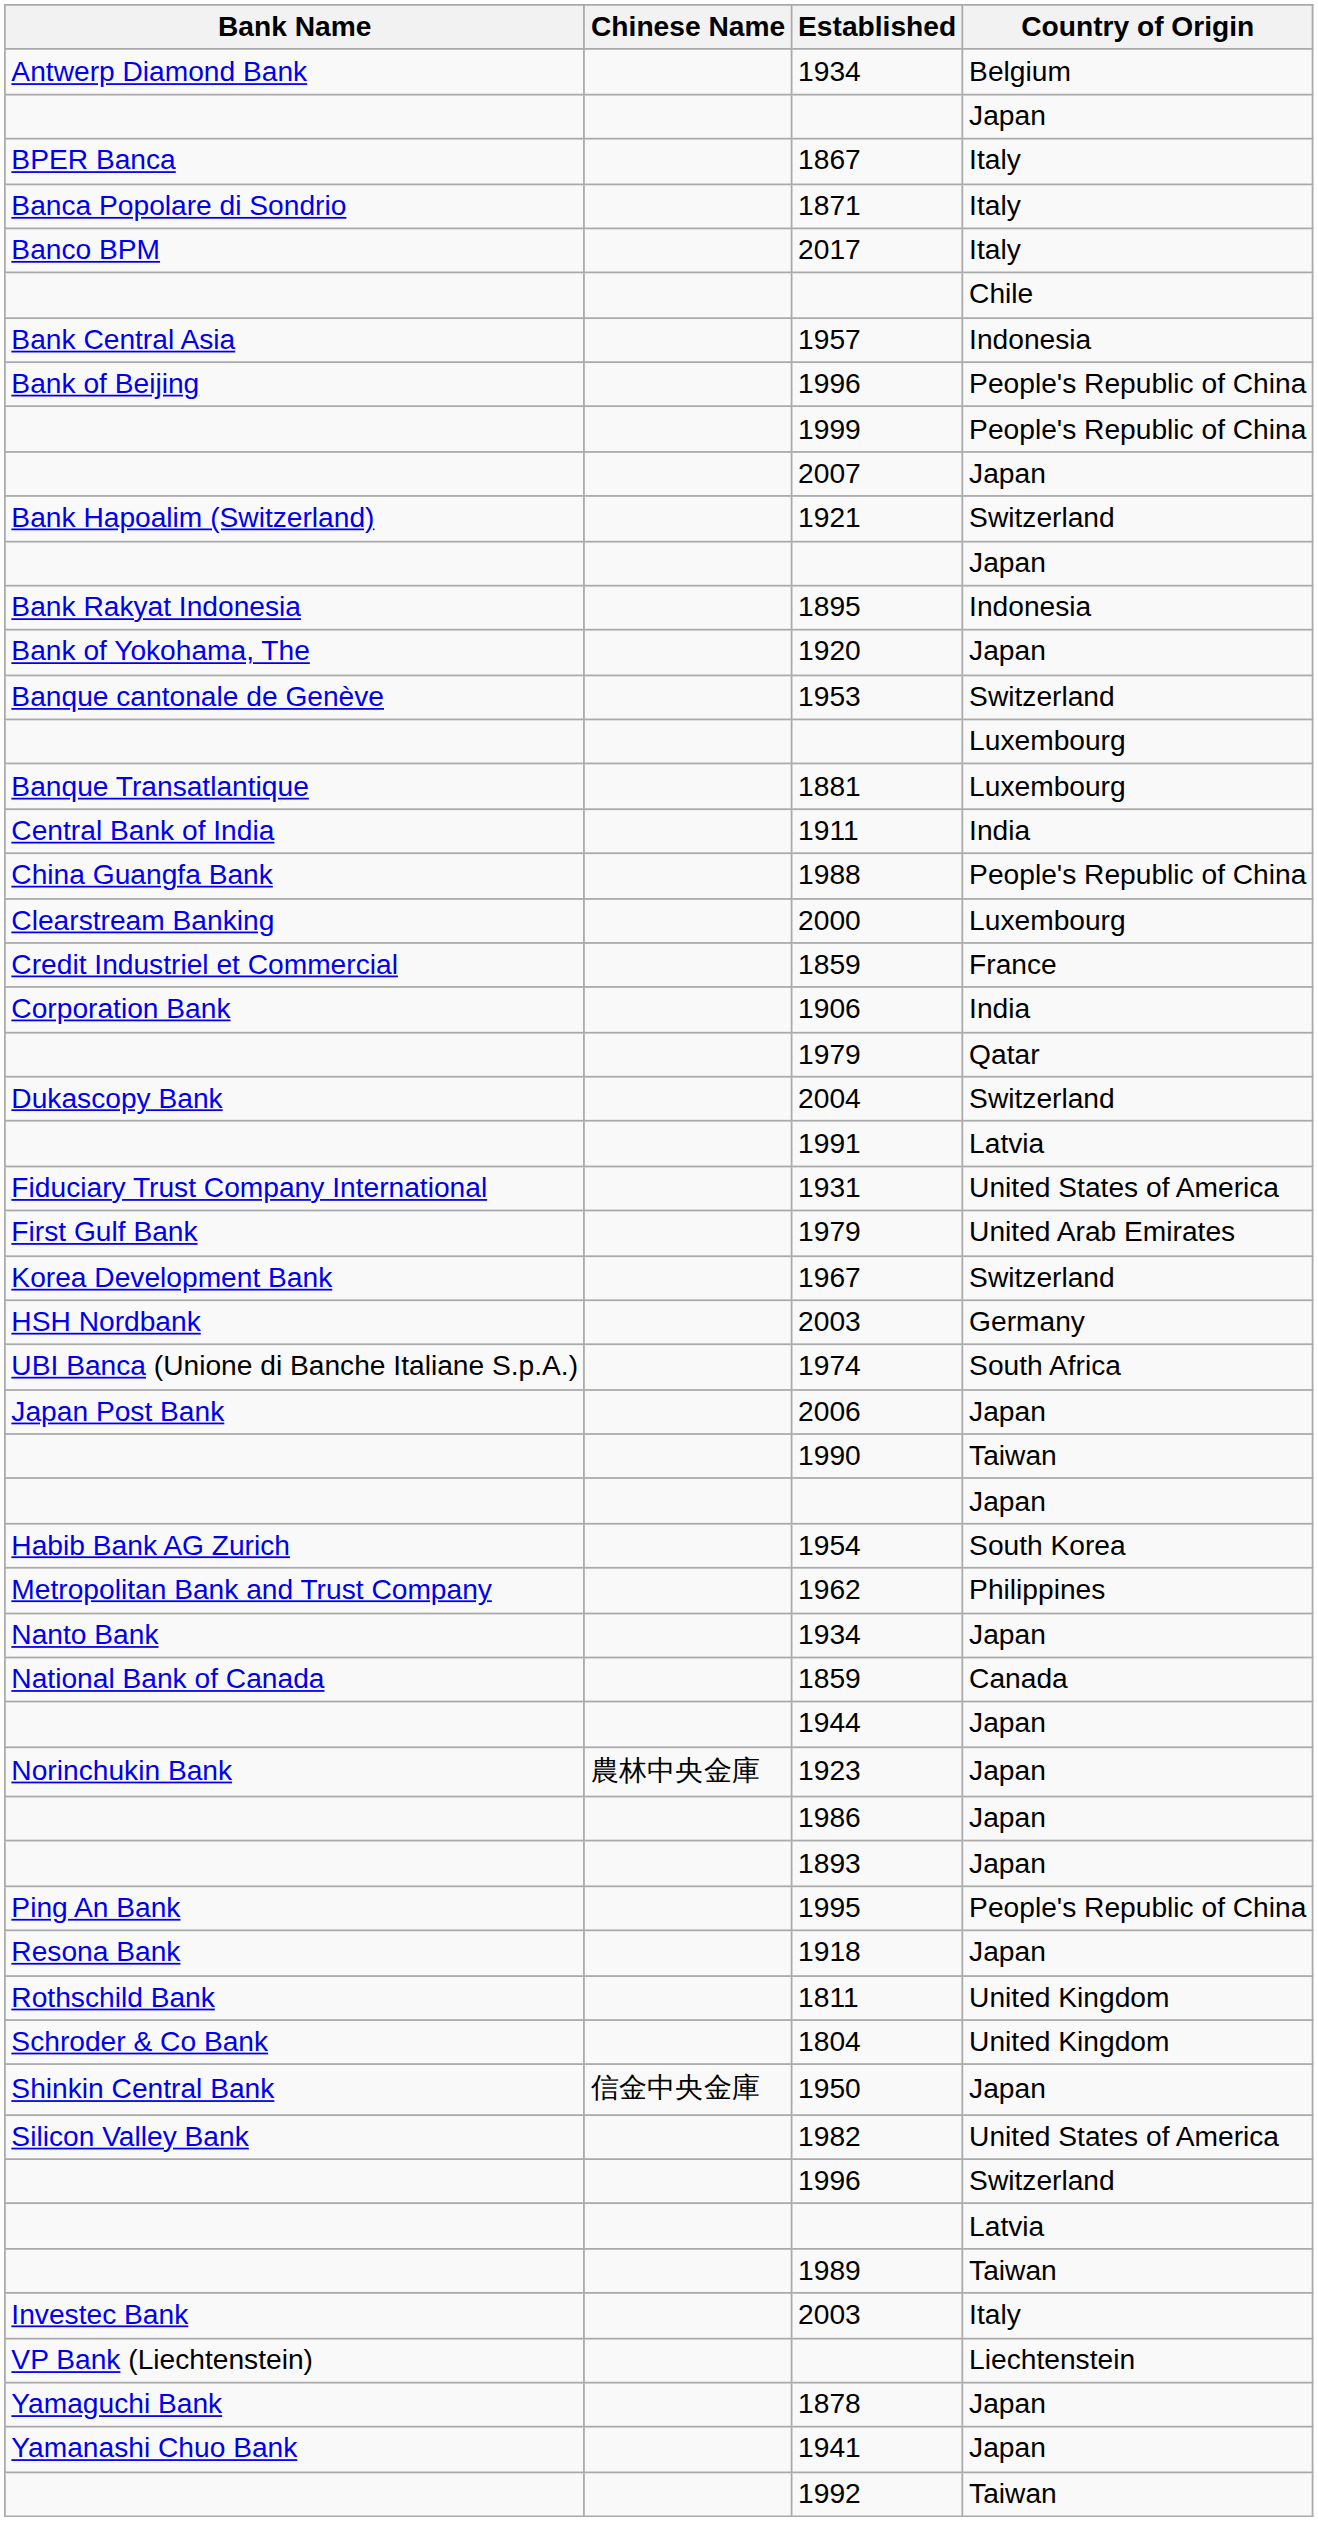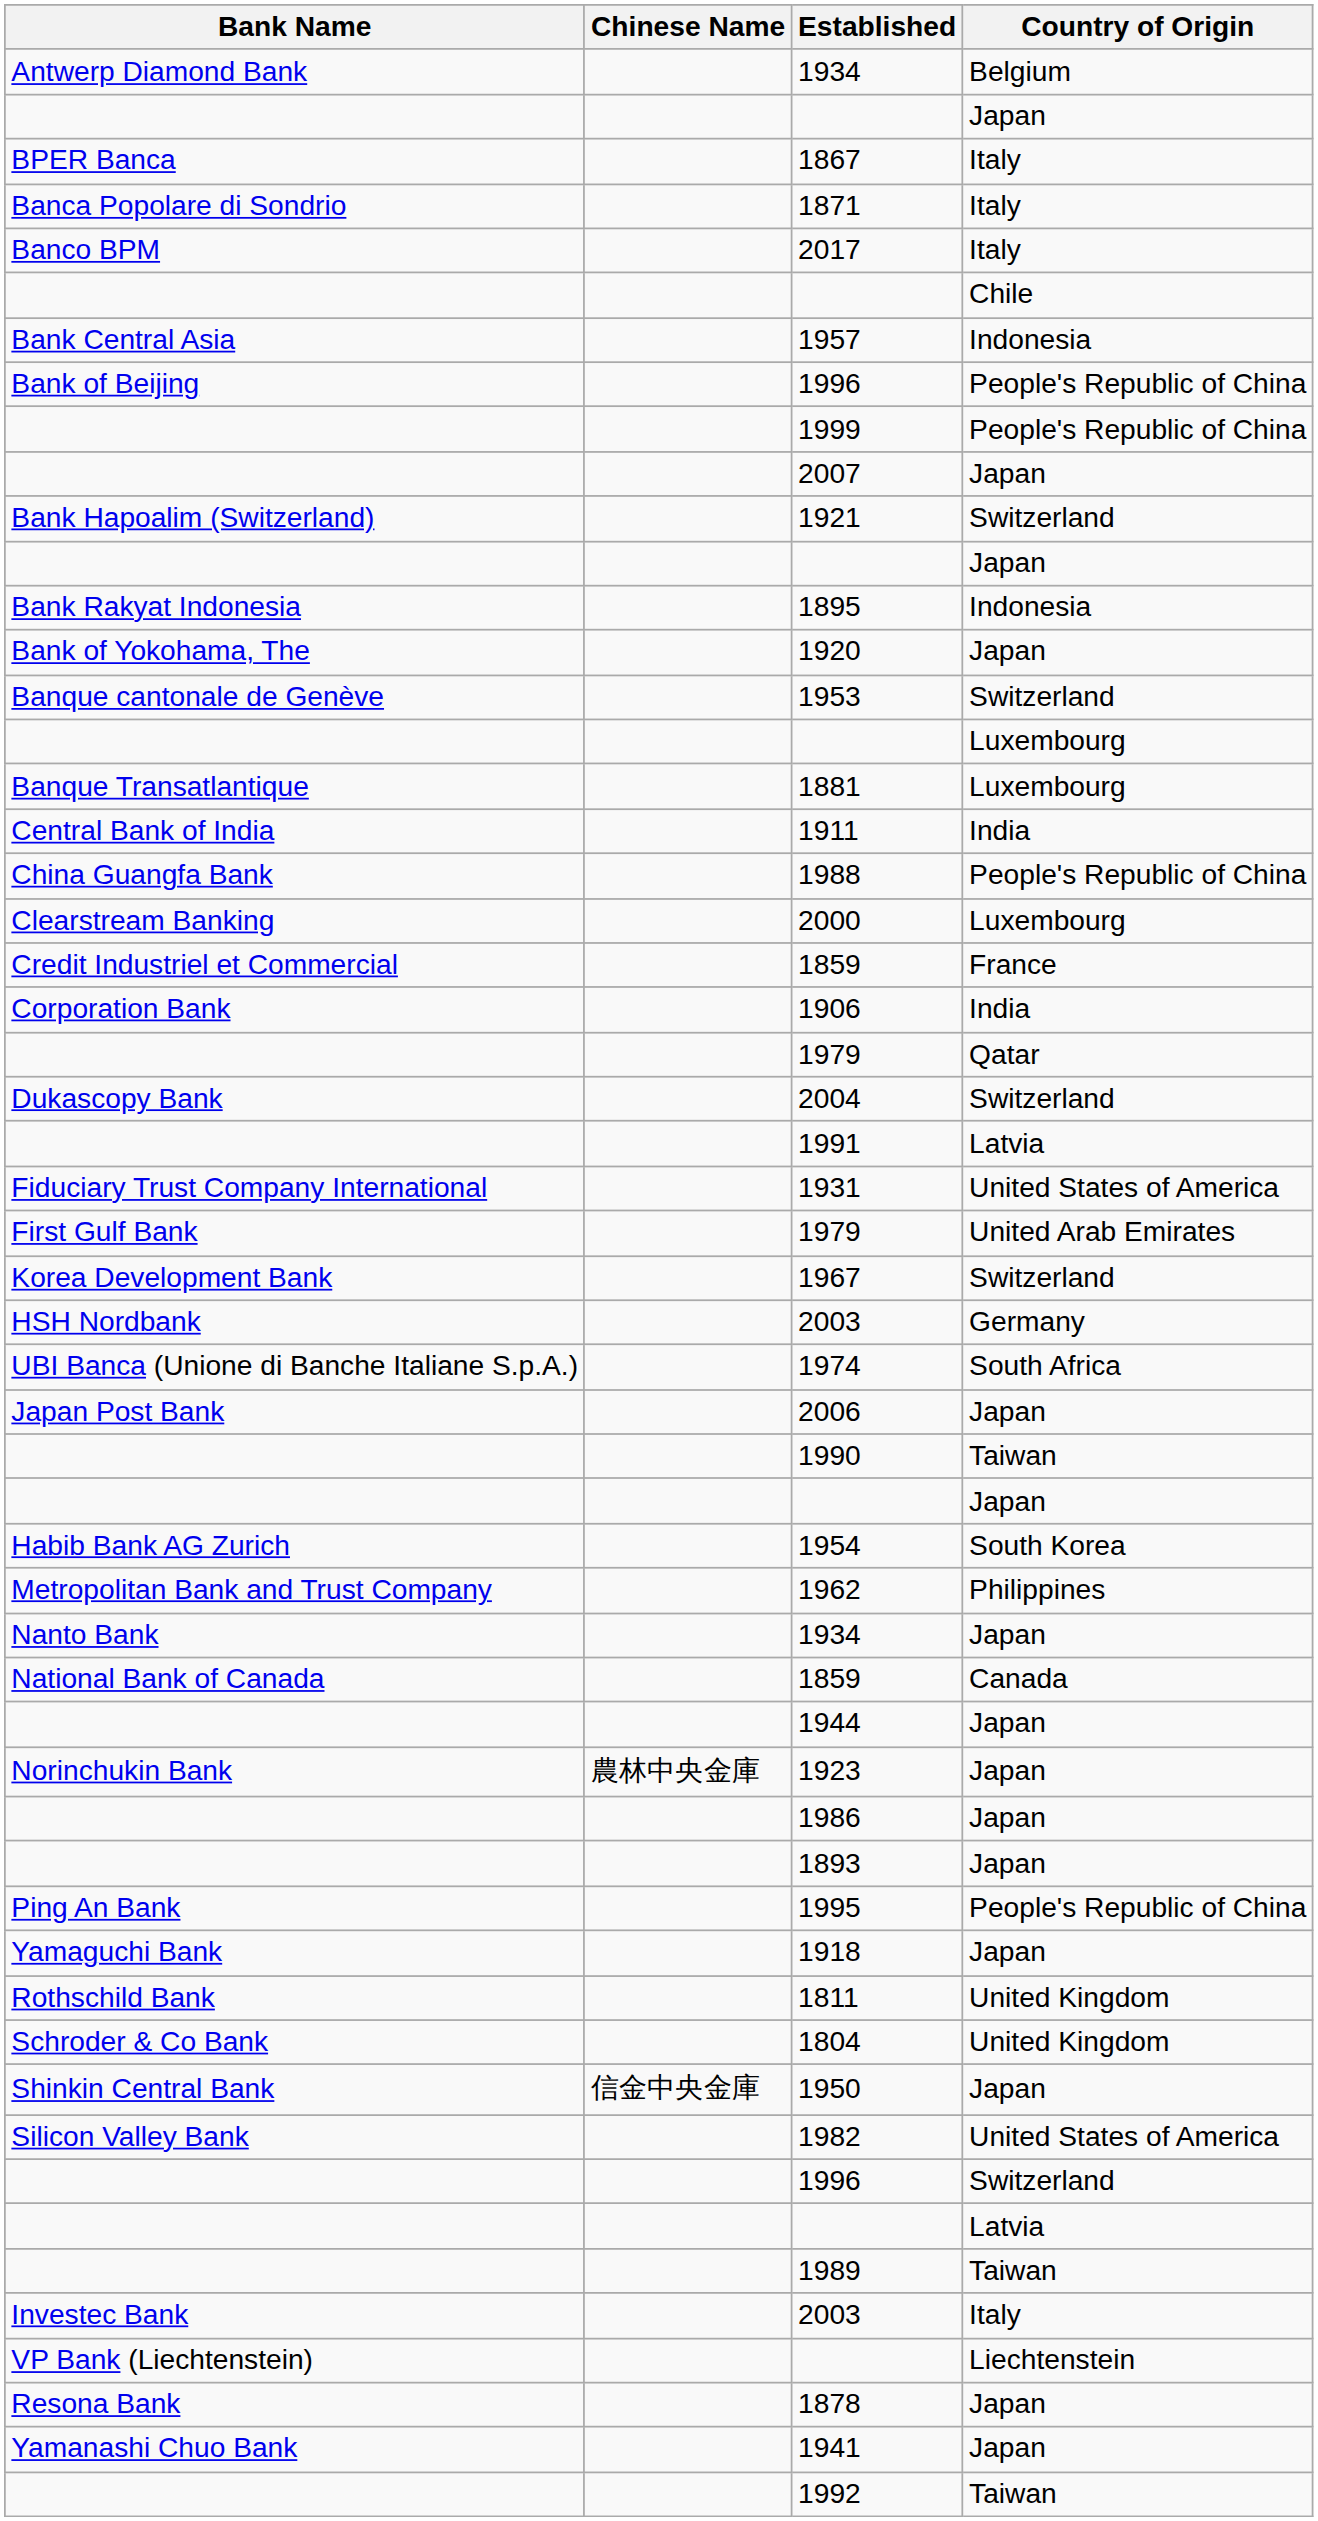(96, 1952) Resona Bank -> (117, 1952) Yamaguchi Bank
(117, 2404) Yamaguchi Bank -> (96, 2404) Resona Bank
